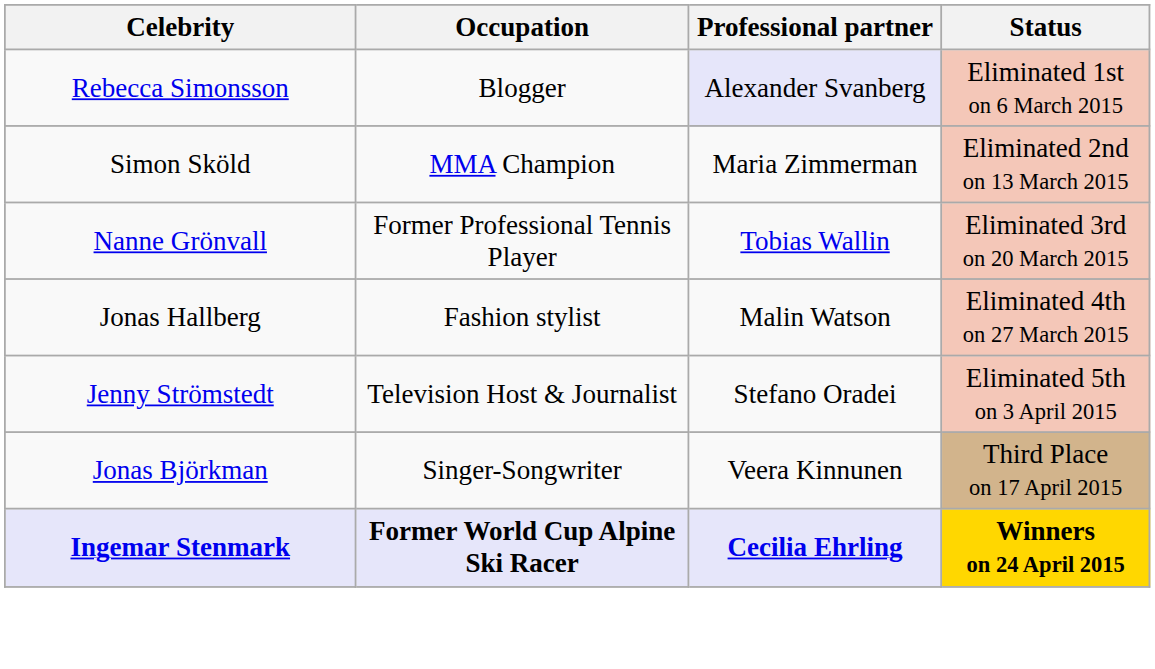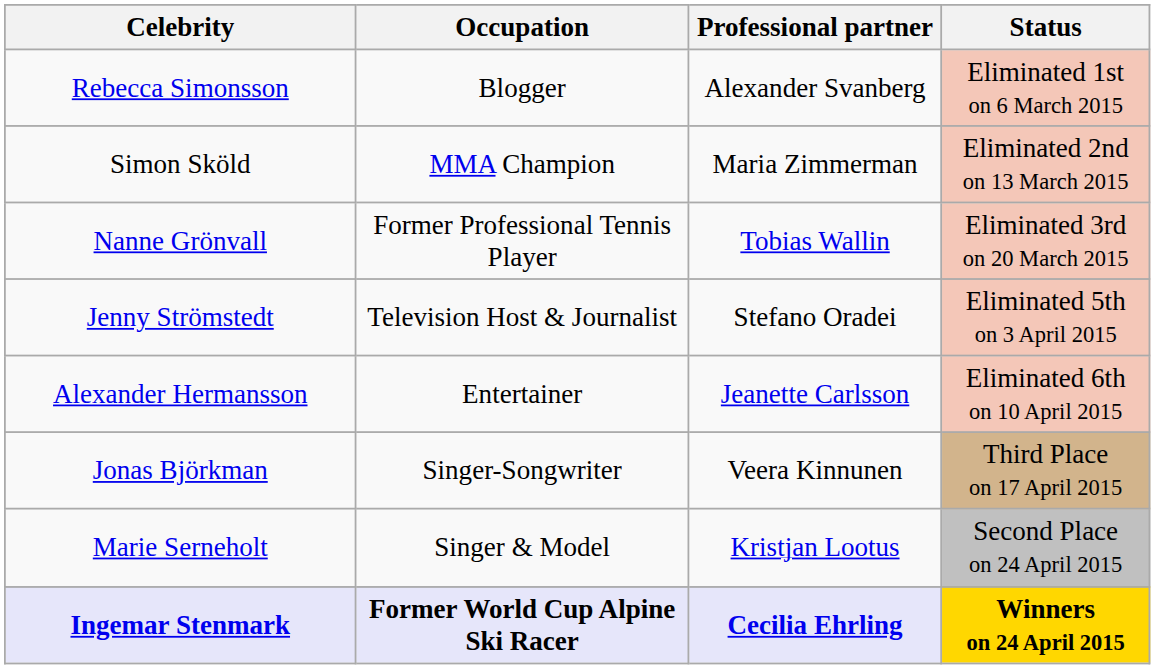(815, 87) lavender background -> (815, 87) no background
- row: (180, 317)
+ row: (180, 394)
+ row: (180, 547)
